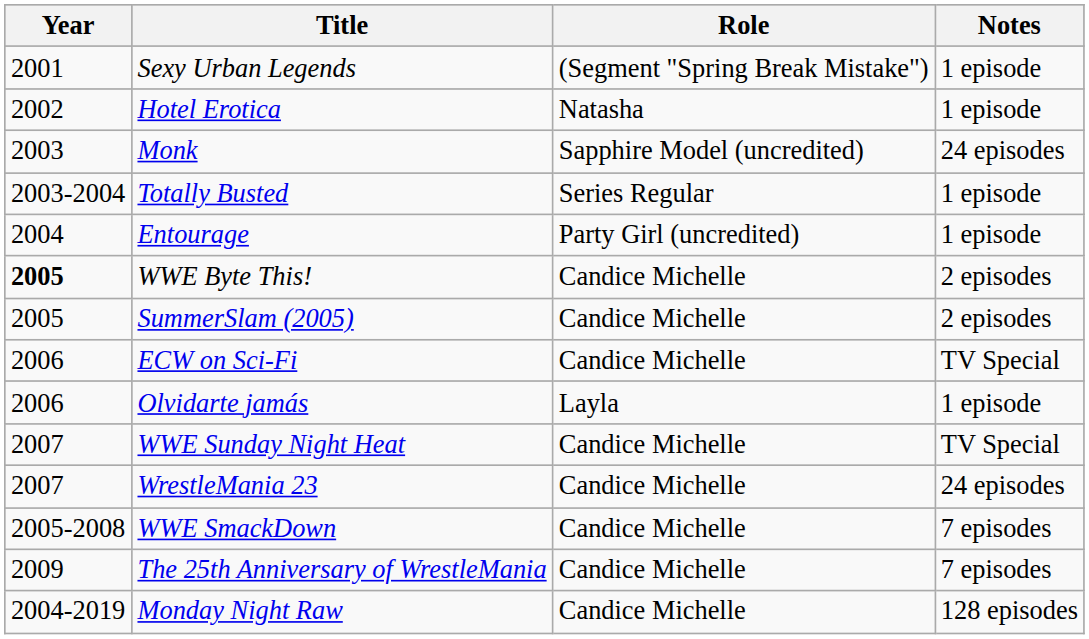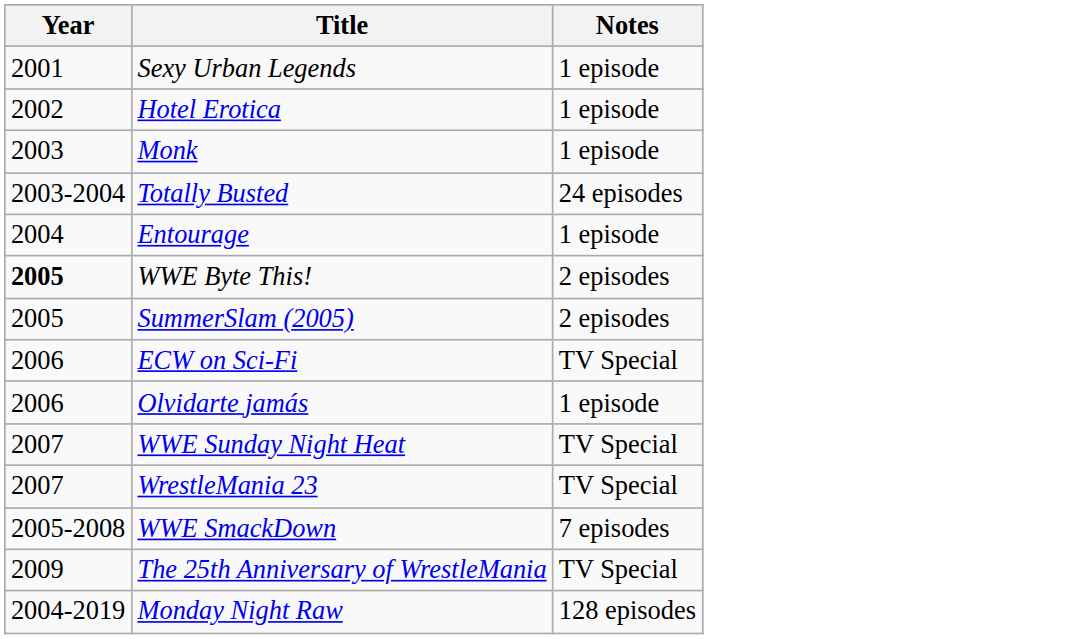- column: (744, 25)
(1003, 151) 24 episodes -> (609, 151) 1 episode
(991, 192) 1 episode -> (621, 192) 24 episodes
(1003, 485) 24 episodes -> (618, 485) TV Special
(996, 569) 7 episodes -> (618, 569) TV Special
